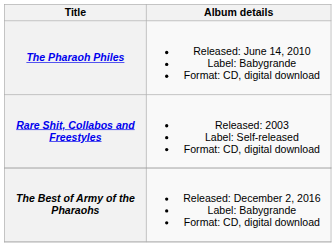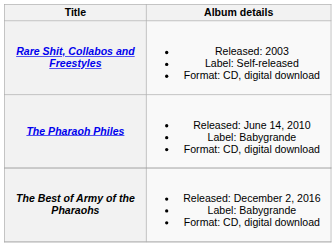rows swapped: (75, 131) <-> (75, 58)
